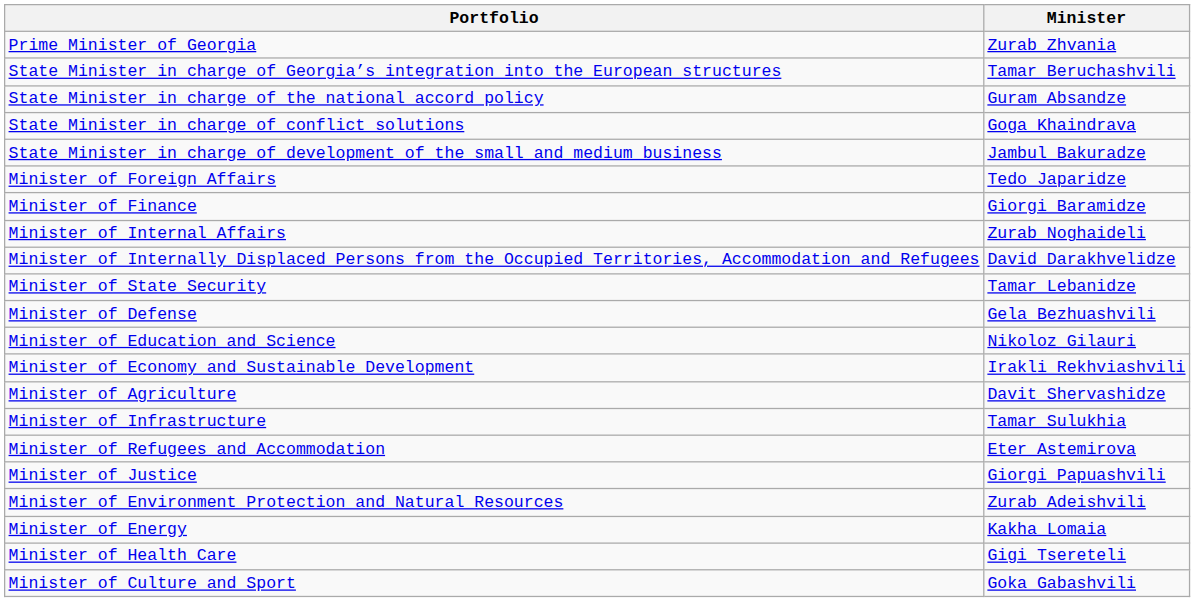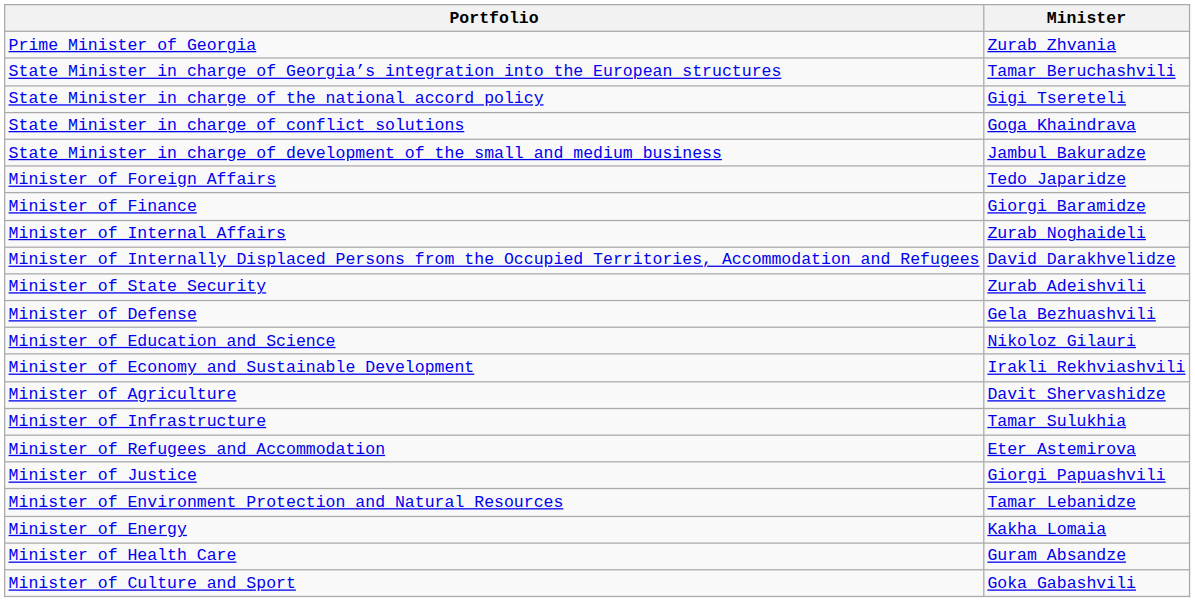(1057, 99) Guram Absandze -> (1057, 99) Gigi Tsereteli
(1062, 287) Tamar Lebanidze -> (1067, 287) Zurab Adeishvili
(1067, 502) Zurab Adeishvili -> (1062, 502) Tamar Lebanidze
(1057, 556) Gigi Tsereteli -> (1057, 556) Guram Absandze
